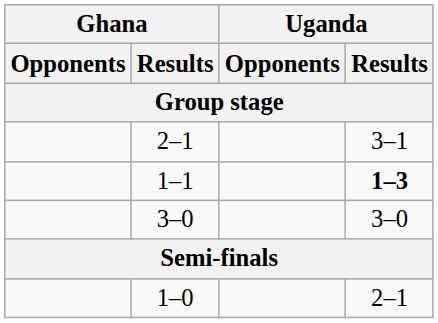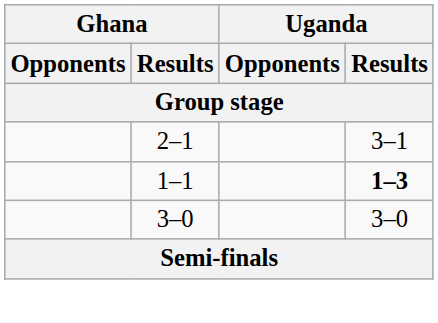- row: (175, 297)
